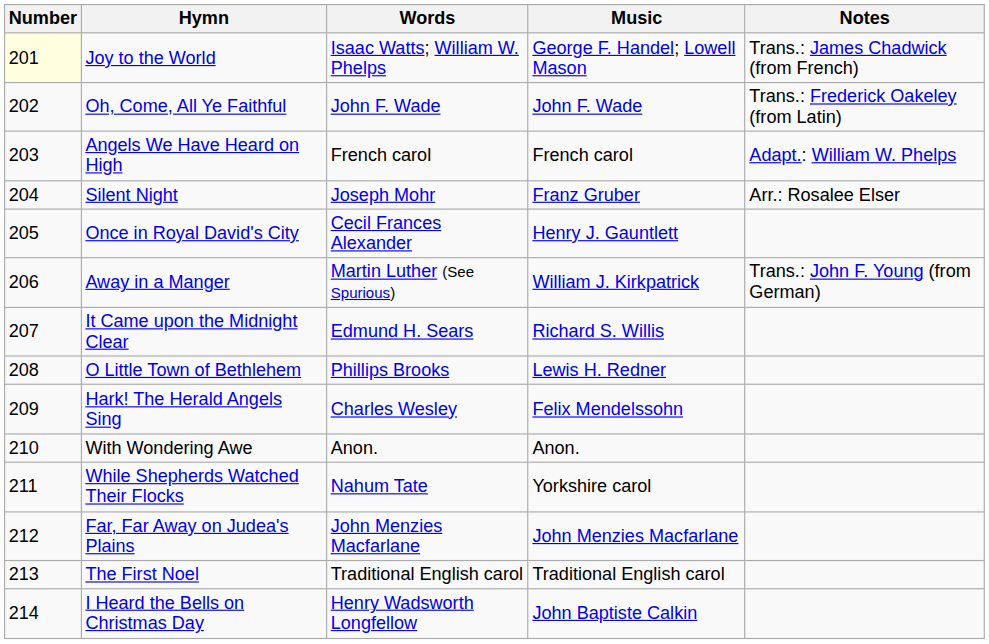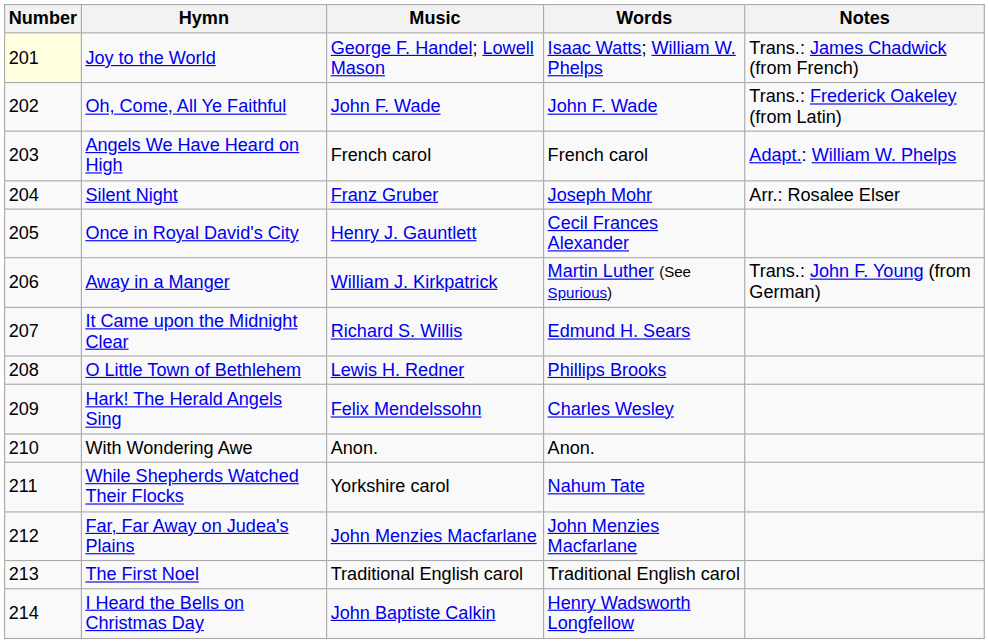columns swapped: (427, 18) <-> (637, 18)
